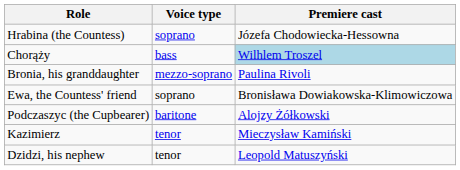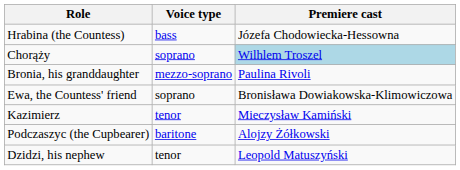(175, 34) soprano -> (166, 34) bass
(166, 54) bass -> (175, 54) soprano
rows swapped: (34, 134) <-> (78, 114)
